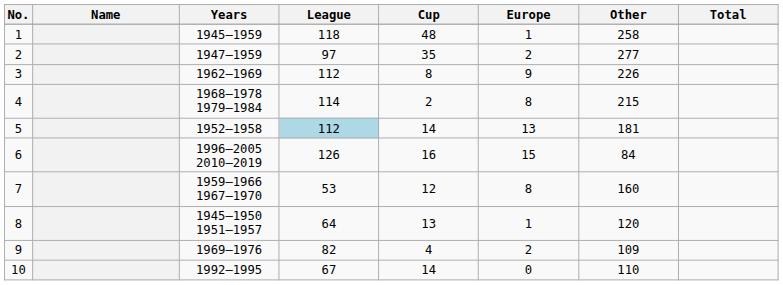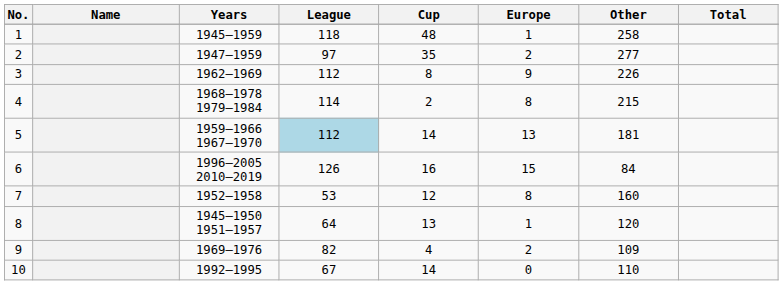(229, 128) 1952–1958 -> (229, 135) 1959–1966 1967–1970
(229, 189) 1959–1966 1967–1970 -> (229, 196) 1952–1958
